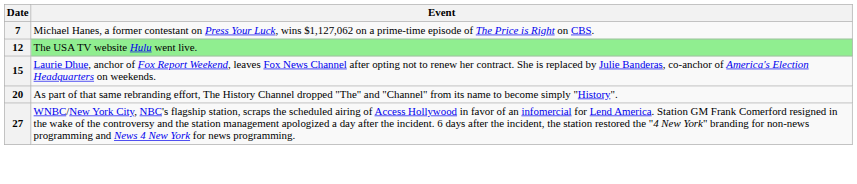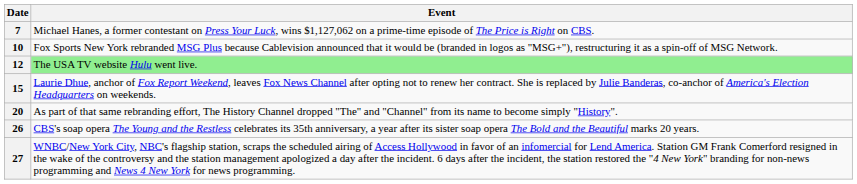+ row: (18, 47)
+ row: (18, 128)
